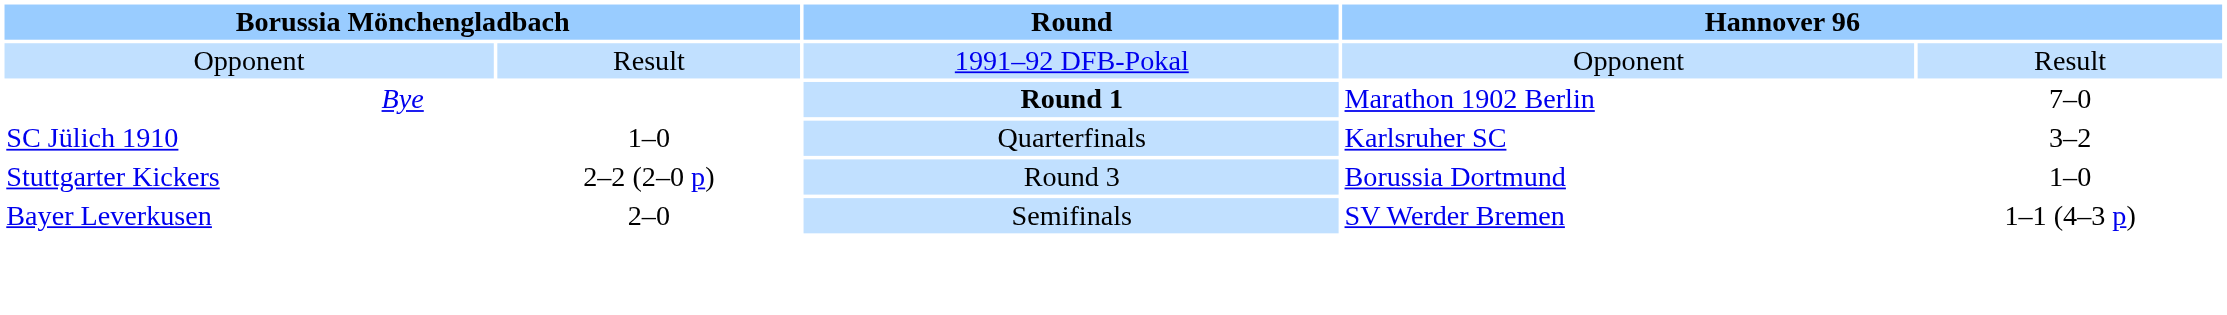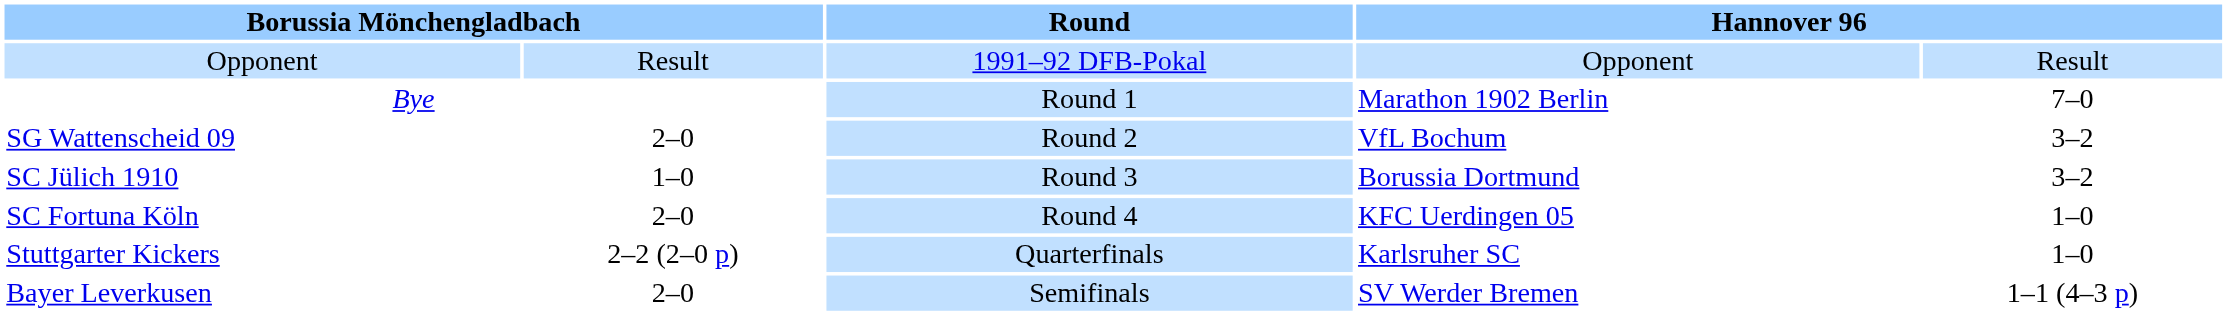(1072, 99) bold -> (1089, 99) normal
+ row: (121, 137)
(1072, 137) Quarterfinals -> (1089, 176) Round 3
(1425, 137) Karlsruher SC -> (1469, 176) Borussia Dortmund
+ row: (103, 215)
(1072, 176) Round 3 -> (1089, 254) Quarterfinals
(1455, 176) Borussia Dortmund -> (1439, 254) Karlsruher SC
